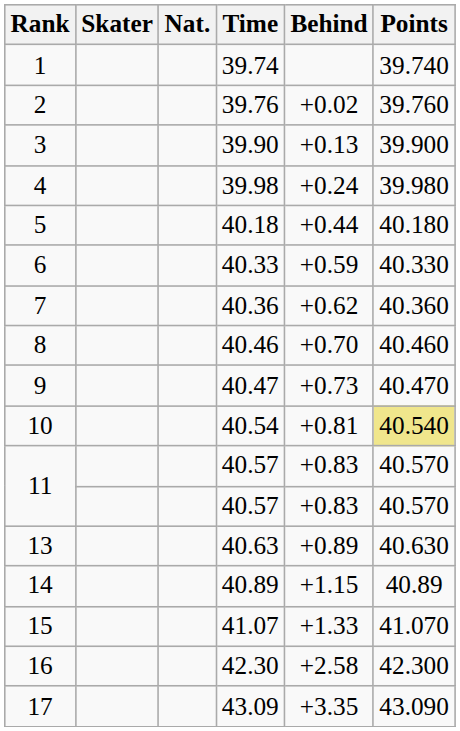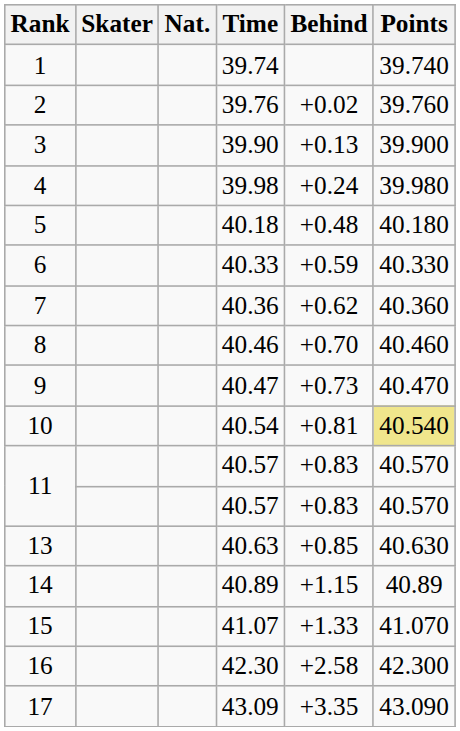(329, 225) +0.44 -> (329, 225) +0.48
(329, 545) +0.89 -> (329, 545) +0.85
